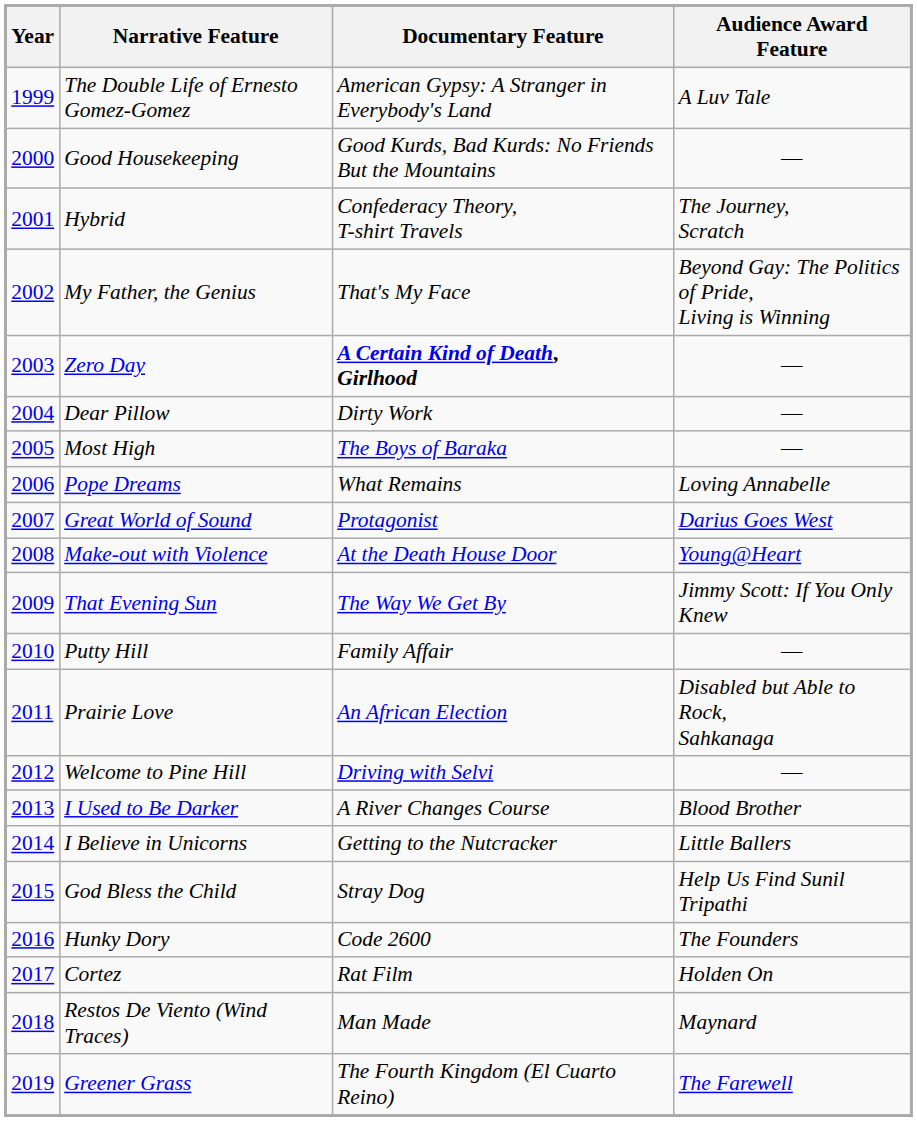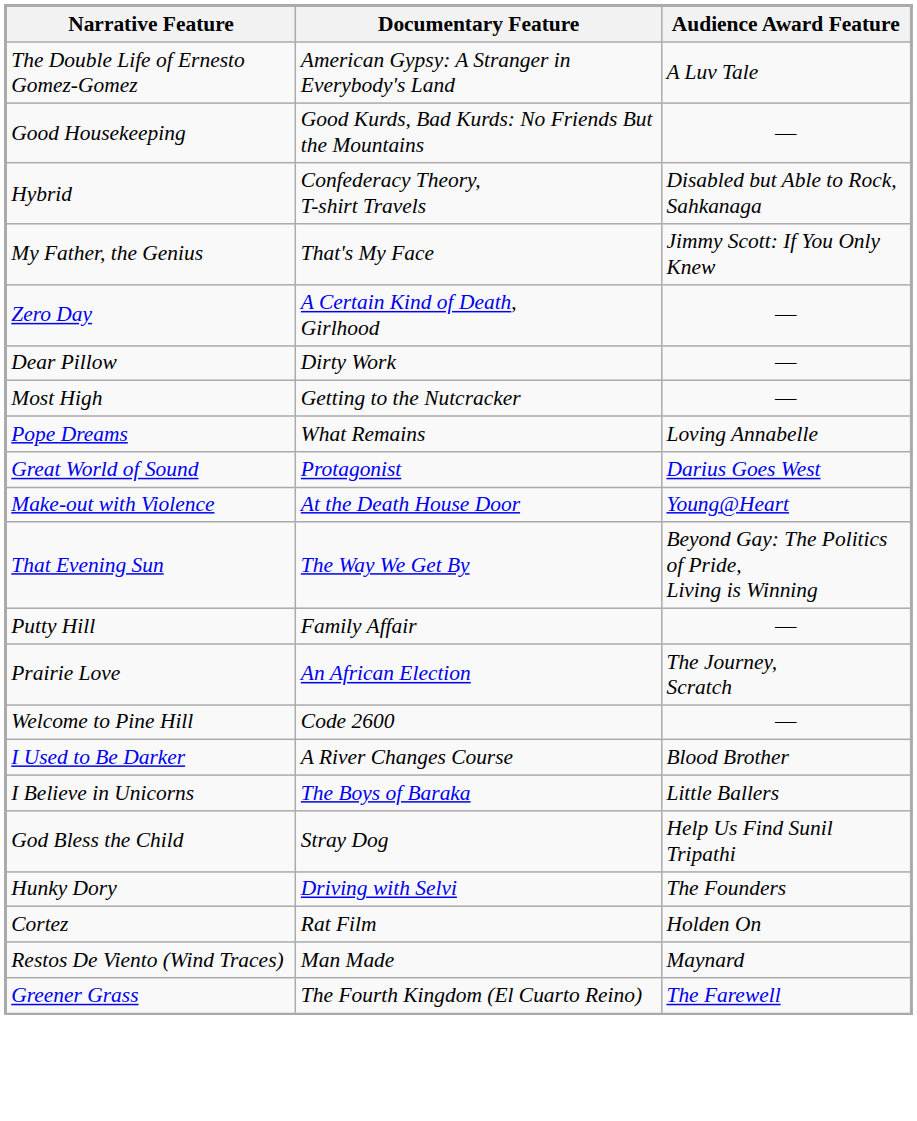- column: (33, 36)
(734, 218) The Journey, Scratch -> (782, 193) Disabled but Able to Rock, Sahkanaga
(789, 292) Beyond Gay: The Politics of Pride, Living is Winning -> (773, 254) Jimmy Scott: If You Only Knew
(448, 365) bold -> (409, 314) normal
(422, 449) The Boys of Baraka -> (411, 398) Getting to the Nutcracker
(785, 603) Jimmy Scott: If You Only Knew -> (777, 565) Beyond Gay: The Politics of Pride, Living is Winning
(767, 712) Disabled but Able to Rock, Sahkanaga -> (722, 674) The Journey, Scratch
(415, 772) Driving with Selvi -> (348, 722) Code 2600
(447, 843) Getting to the Nutcracker -> (386, 792) The Boys of Baraka
(384, 939) Code 2600 -> (379, 889) Driving with Selvi
